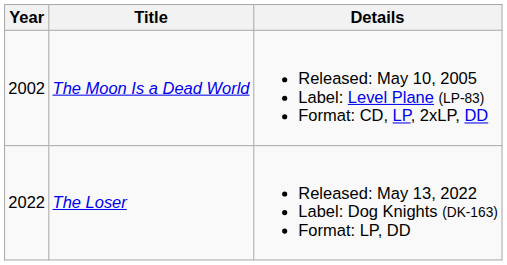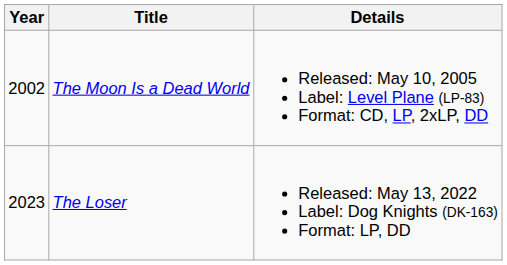(27, 202) 2022 -> (27, 202) 2023
